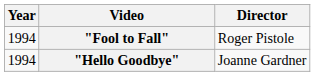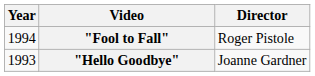(22, 60) 1994 -> (22, 60) 1993
